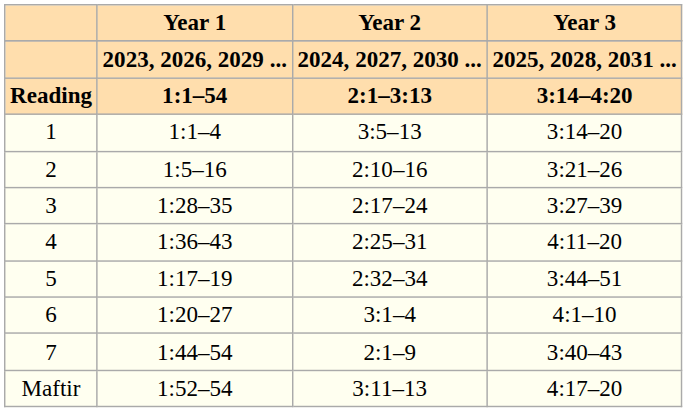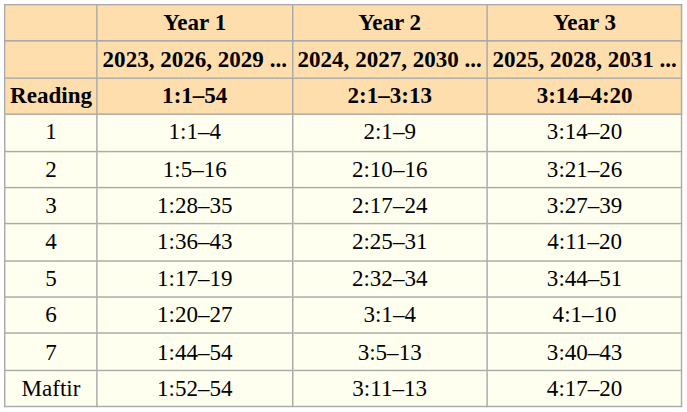(390, 132) 3:5–13 -> (390, 132) 2:1–9
(390, 351) 2:1–9 -> (390, 351) 3:5–13
